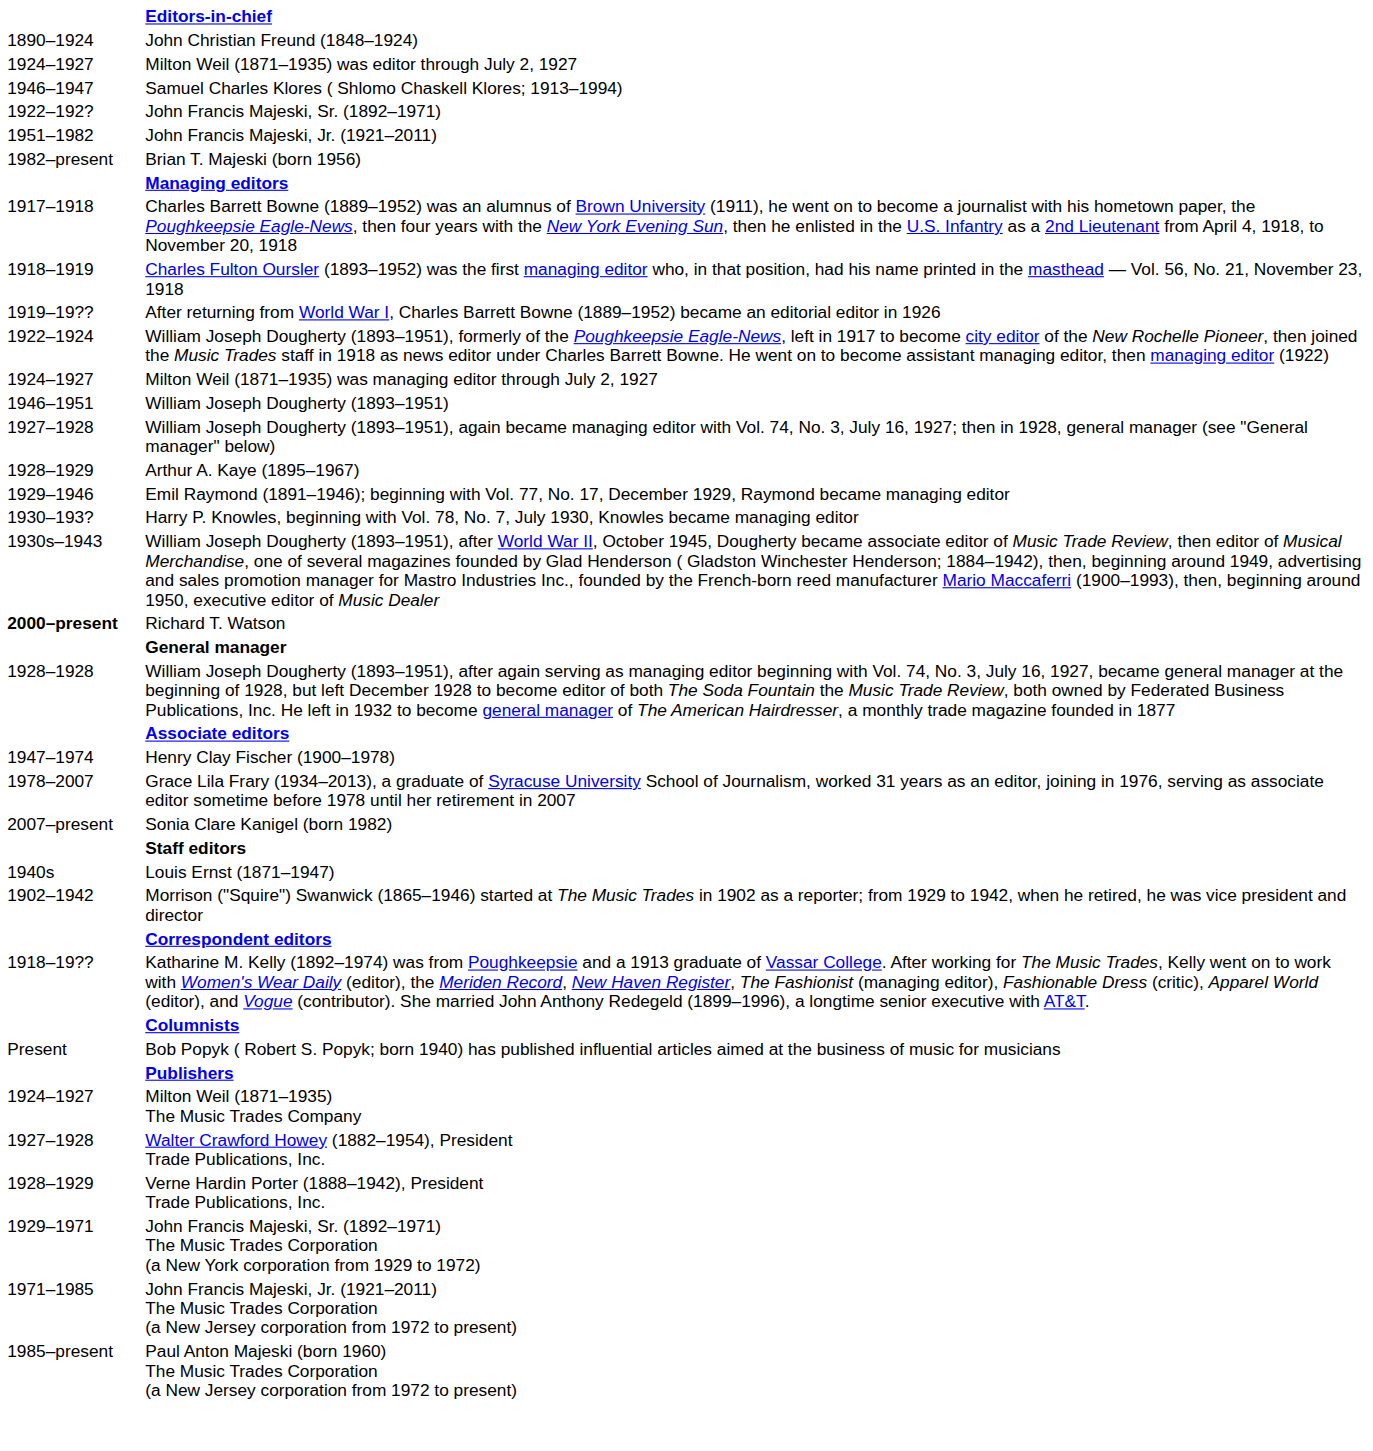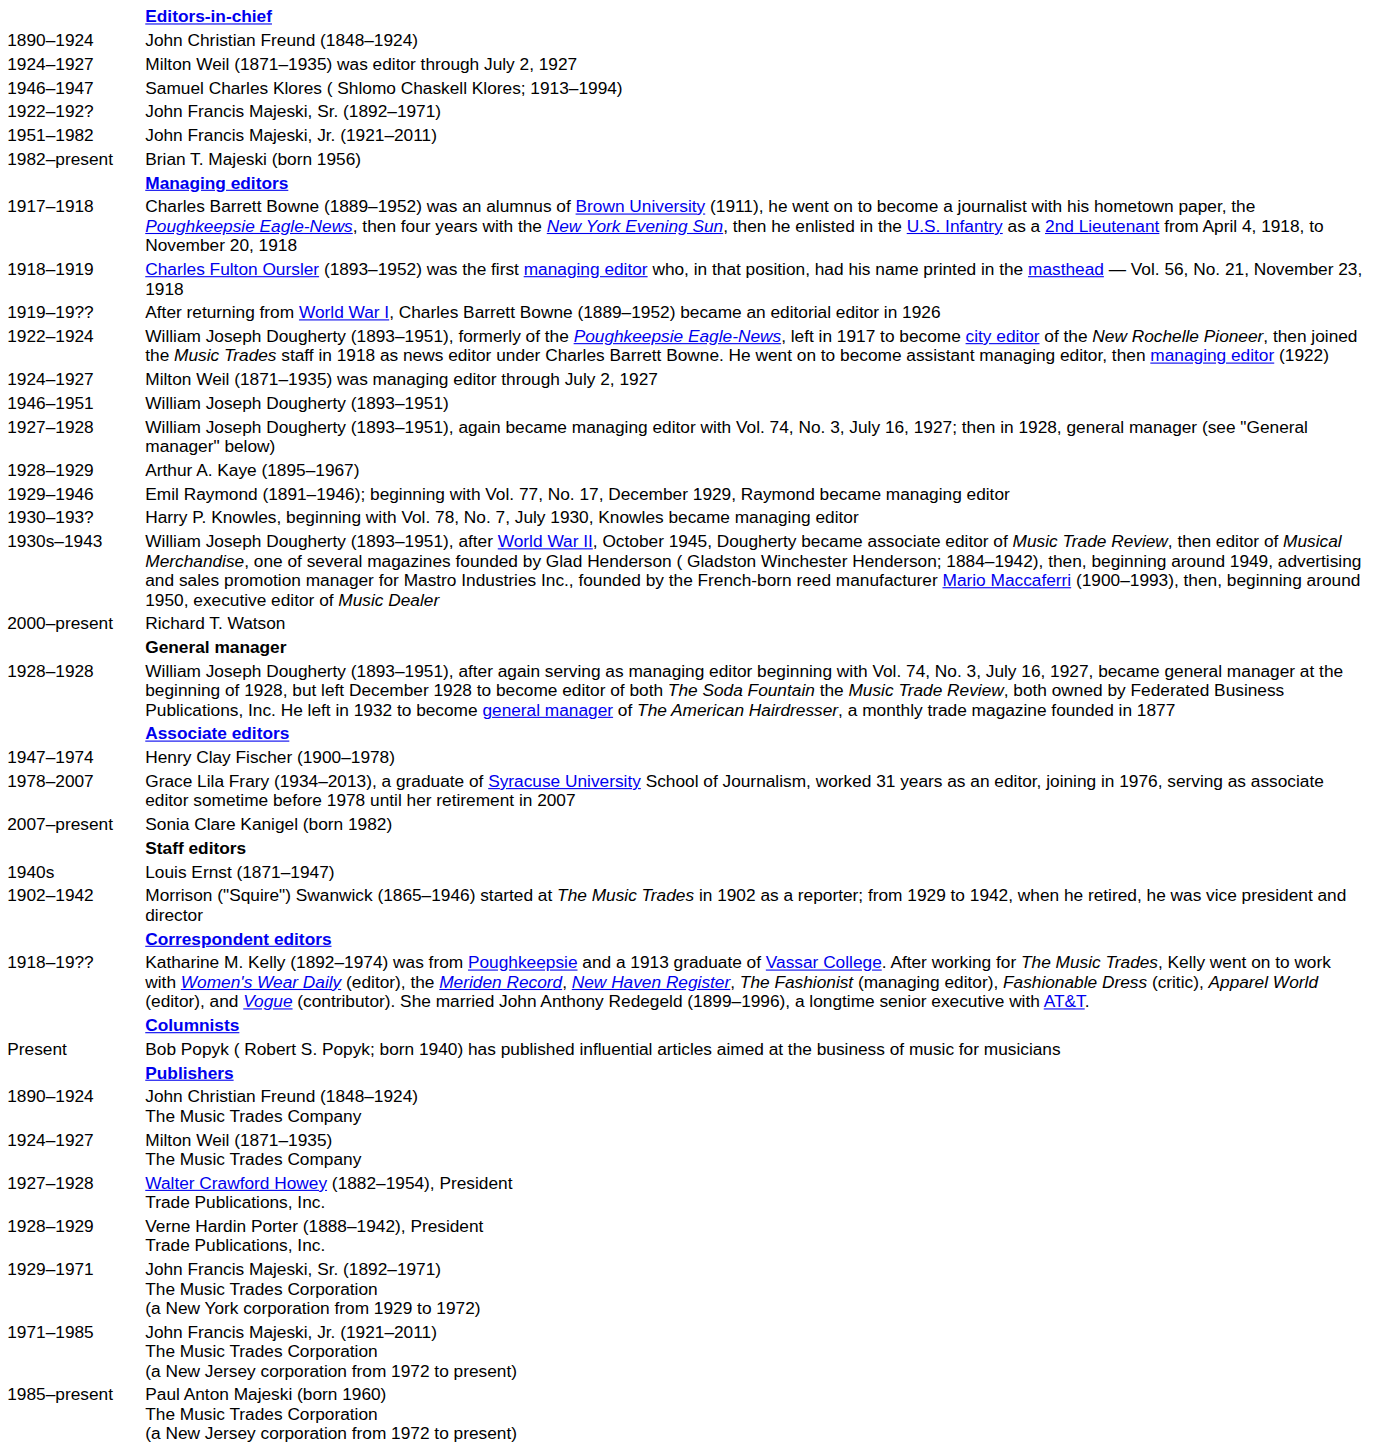(62, 623) bold -> (60, 623) normal
+ row: (282, 1106)
